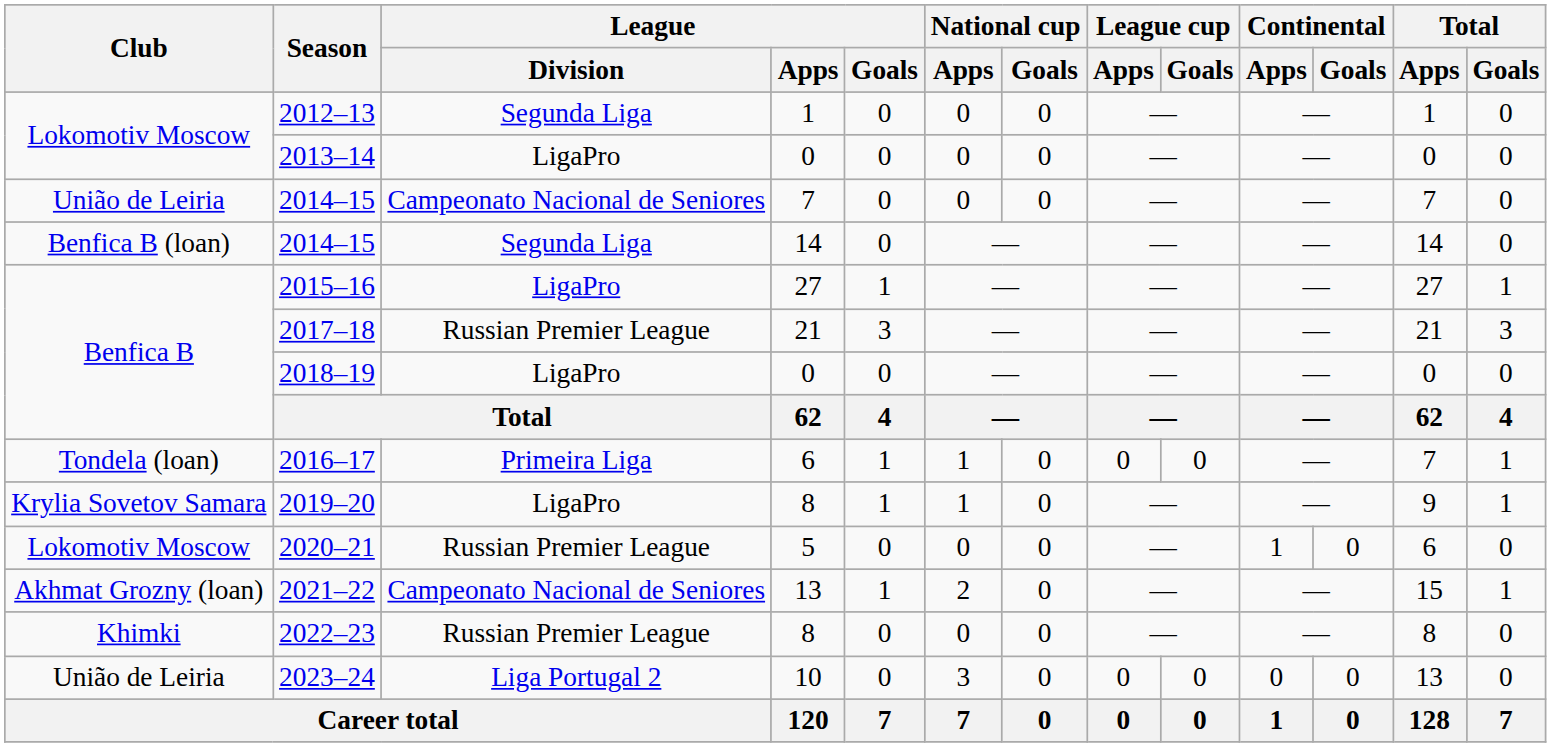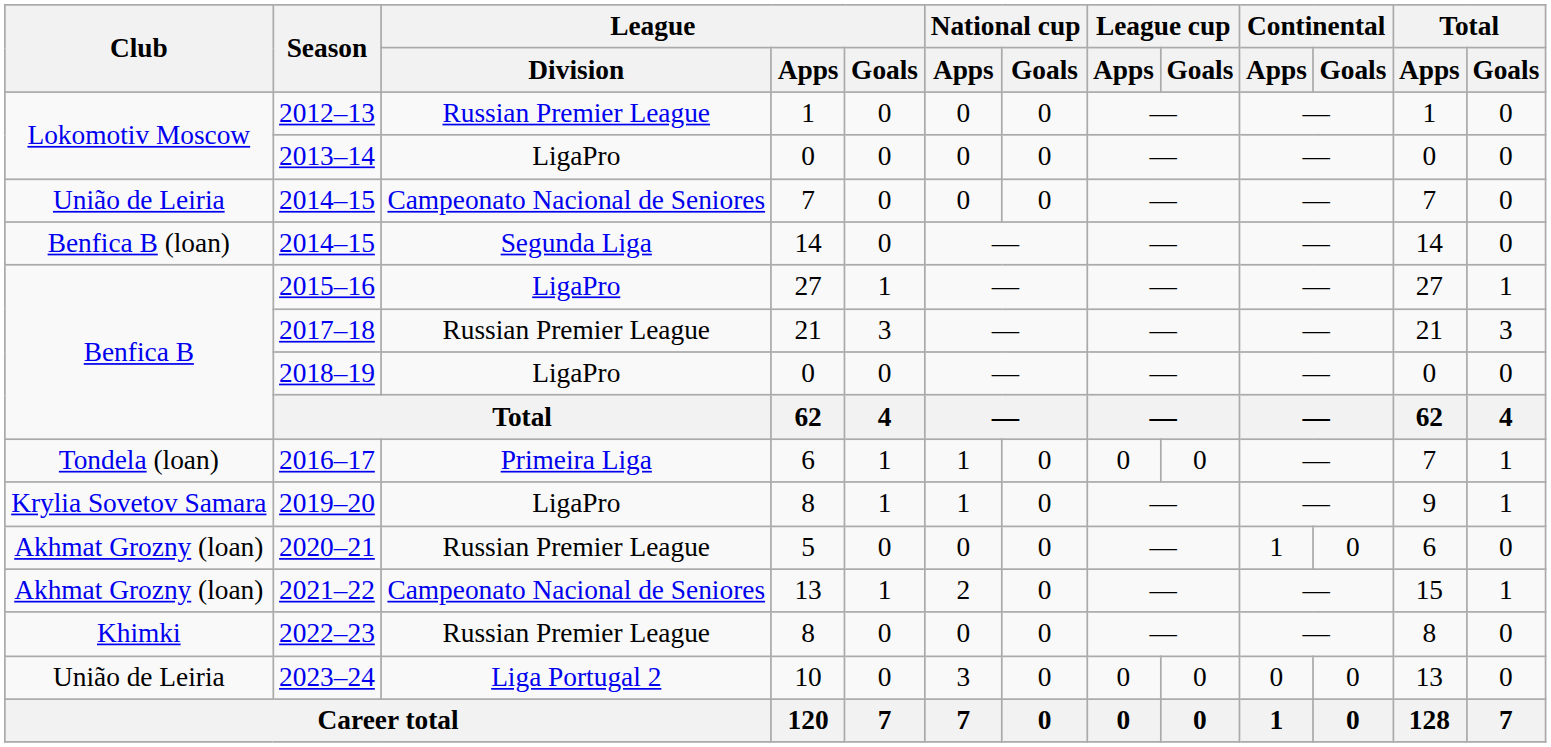(576, 112) Segunda Liga -> (576, 112) Russian Premier League
(139, 546) Lokomotiv Moscow -> (139, 546) Akhmat Grozny (loan)
